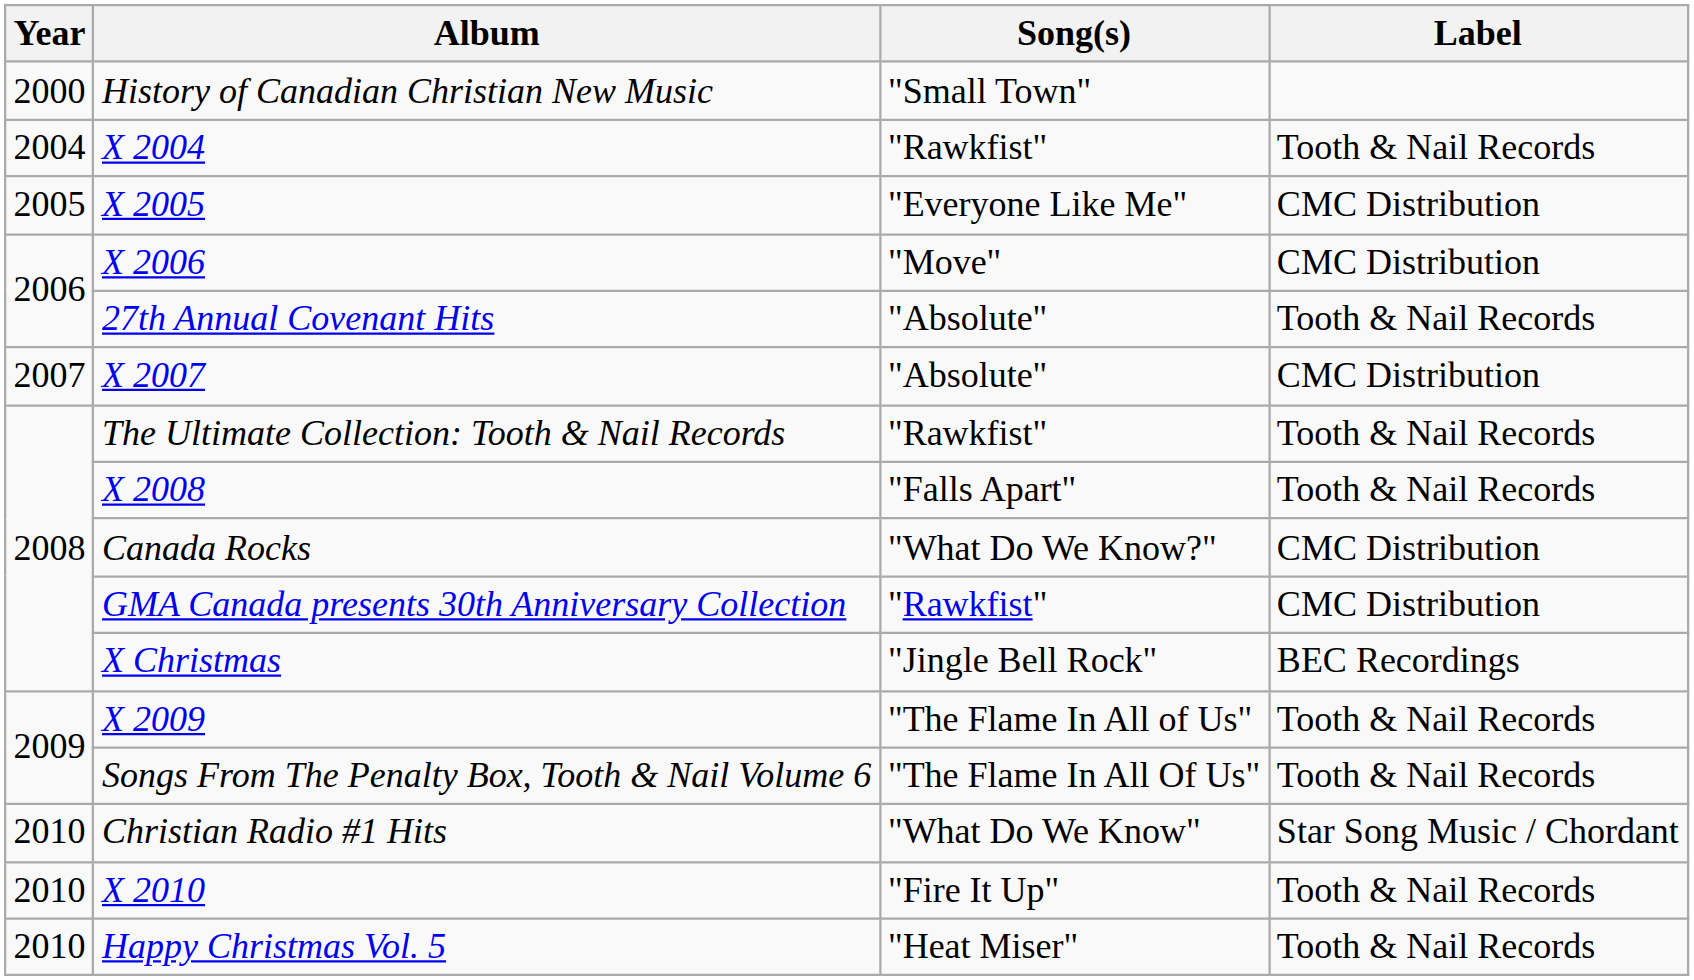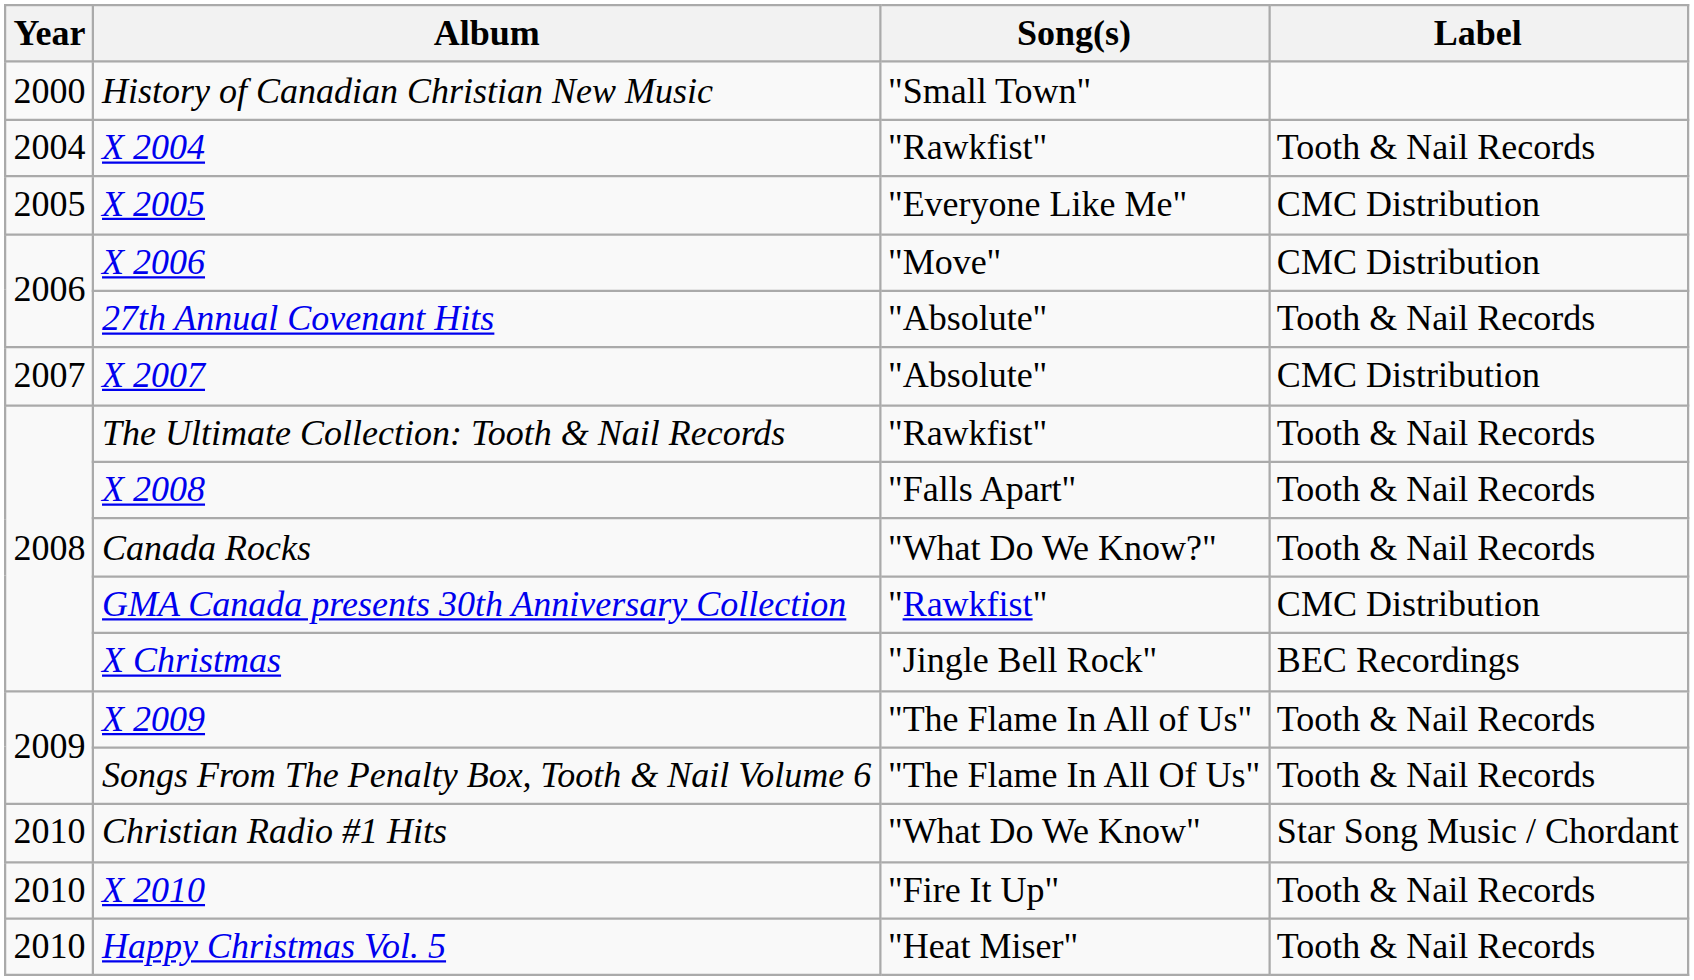(1408, 546) CMC Distribution -> (1436, 546) Tooth & Nail Records
